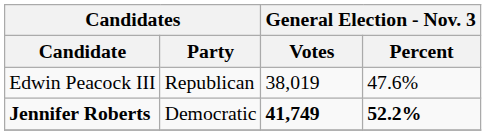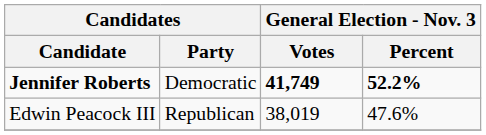rows swapped: (80, 113) <-> (82, 82)
